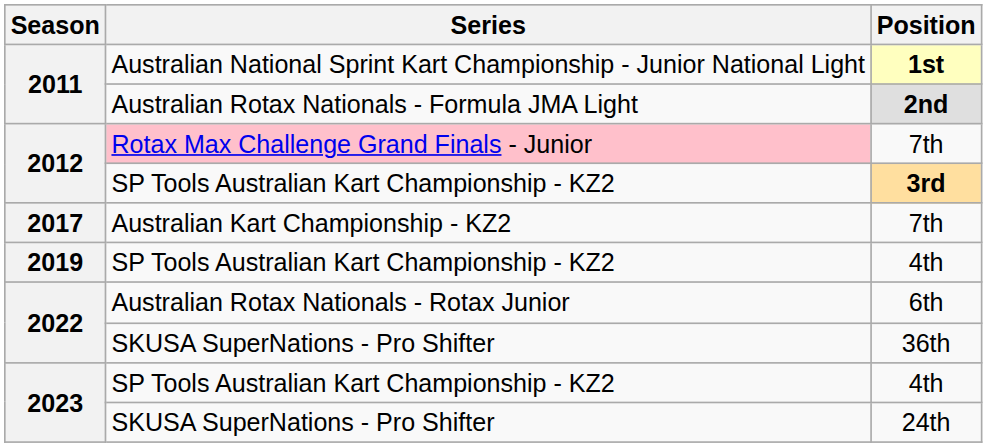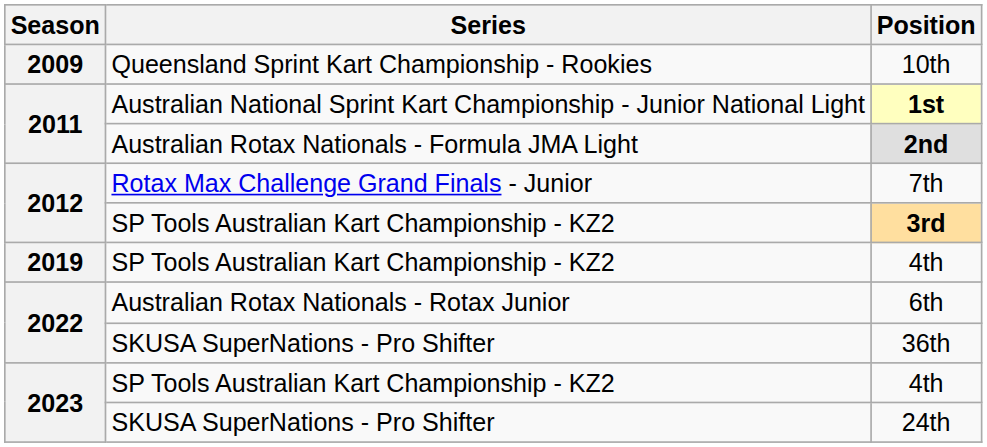+ row: (55, 65)
(352, 144) pink background -> (352, 184) no background
- row: (55, 223)
